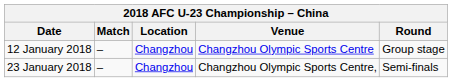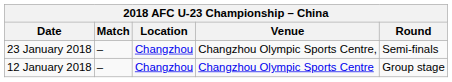rows swapped: (49, 49) <-> (49, 67)
